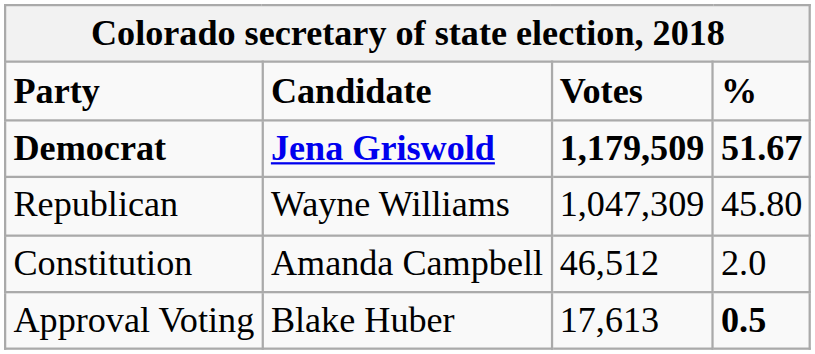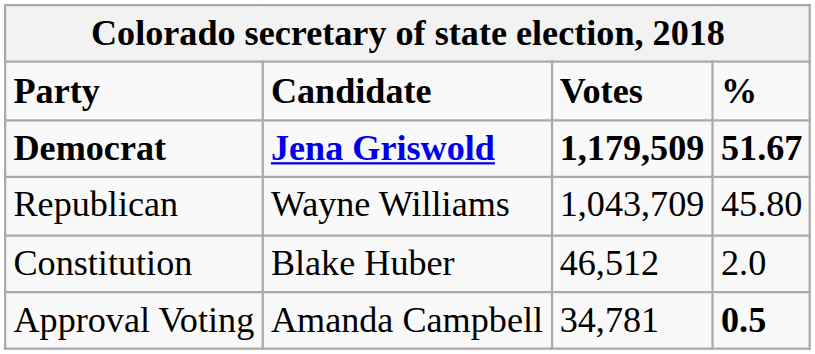(632, 205) 1,047,309 -> (632, 205) 1,043,709
(407, 262) Amanda Campbell -> (363, 262) Blake Huber
(363, 319) Blake Huber -> (407, 319) Amanda Campbell
(609, 319) 17,613 -> (609, 319) 34,781
